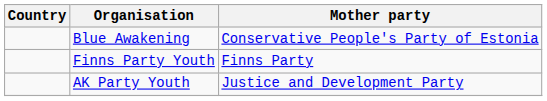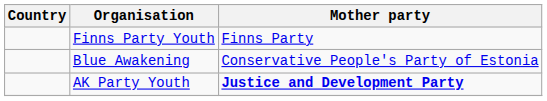rows swapped: (131, 39) <-> (144, 61)
(342, 84) normal -> (342, 84) bold
